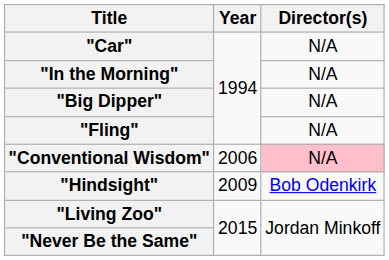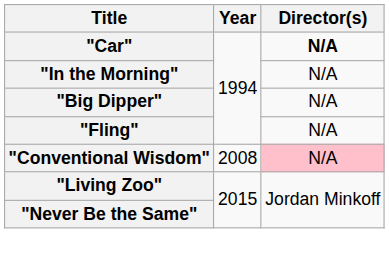(323, 46) normal -> (323, 46) bold
(238, 158) 2006 -> (238, 158) 2008
- row: (109, 185)
